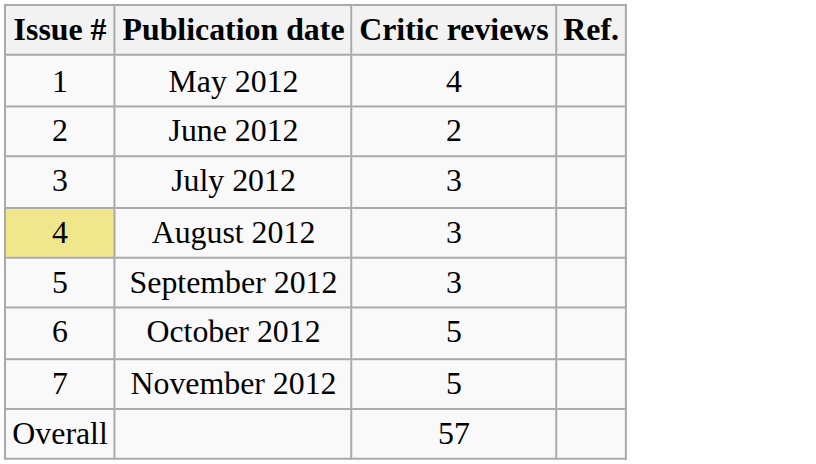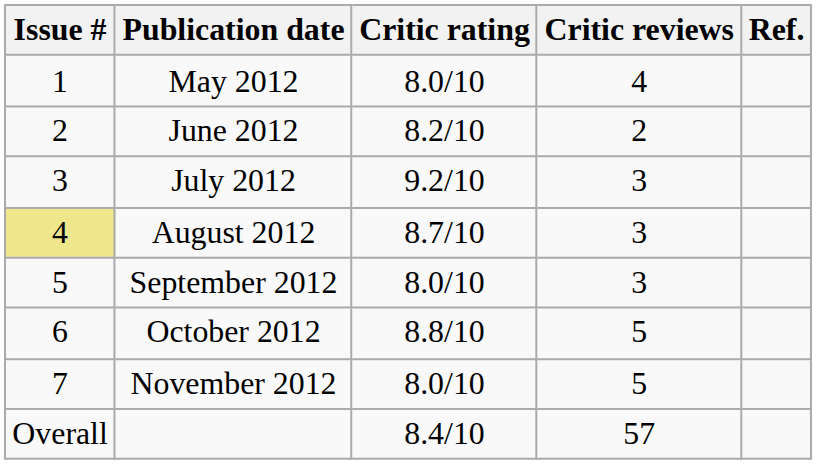+ column: (445, 29)
